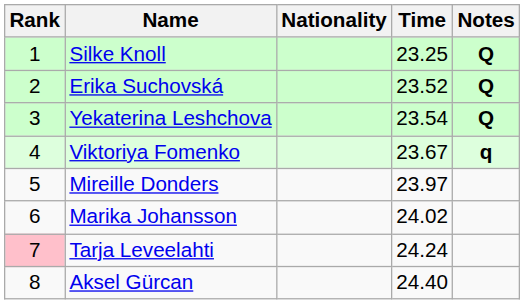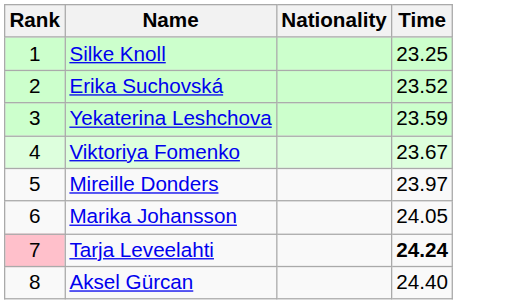- column: (486, 20)
(422, 119) 23.54 -> (422, 119) 23.59
(422, 217) 24.02 -> (422, 217) 24.05
(422, 250) normal -> (422, 250) bold
